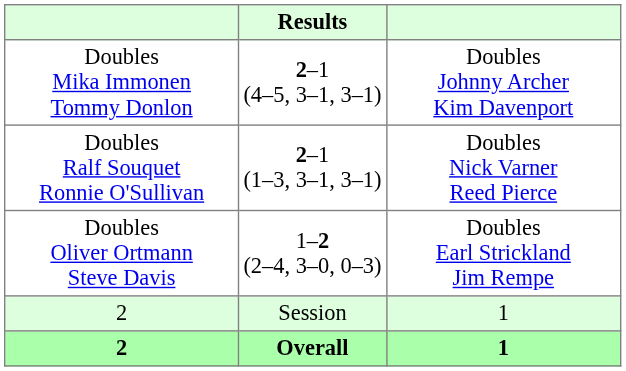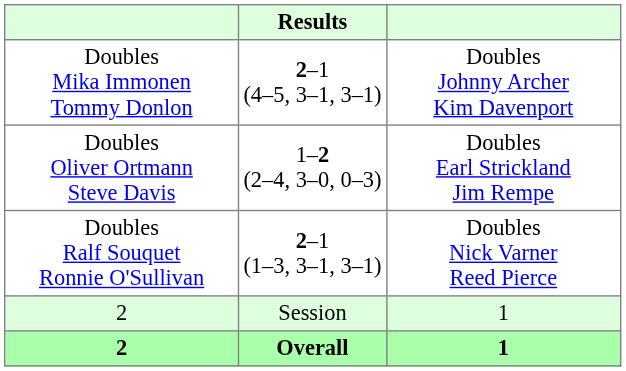rows swapped: (122, 167) <-> (122, 252)
